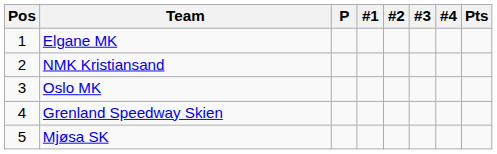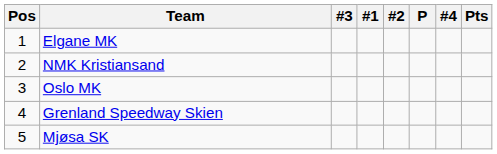columns swapped: (344, 16) <-> (422, 16)
